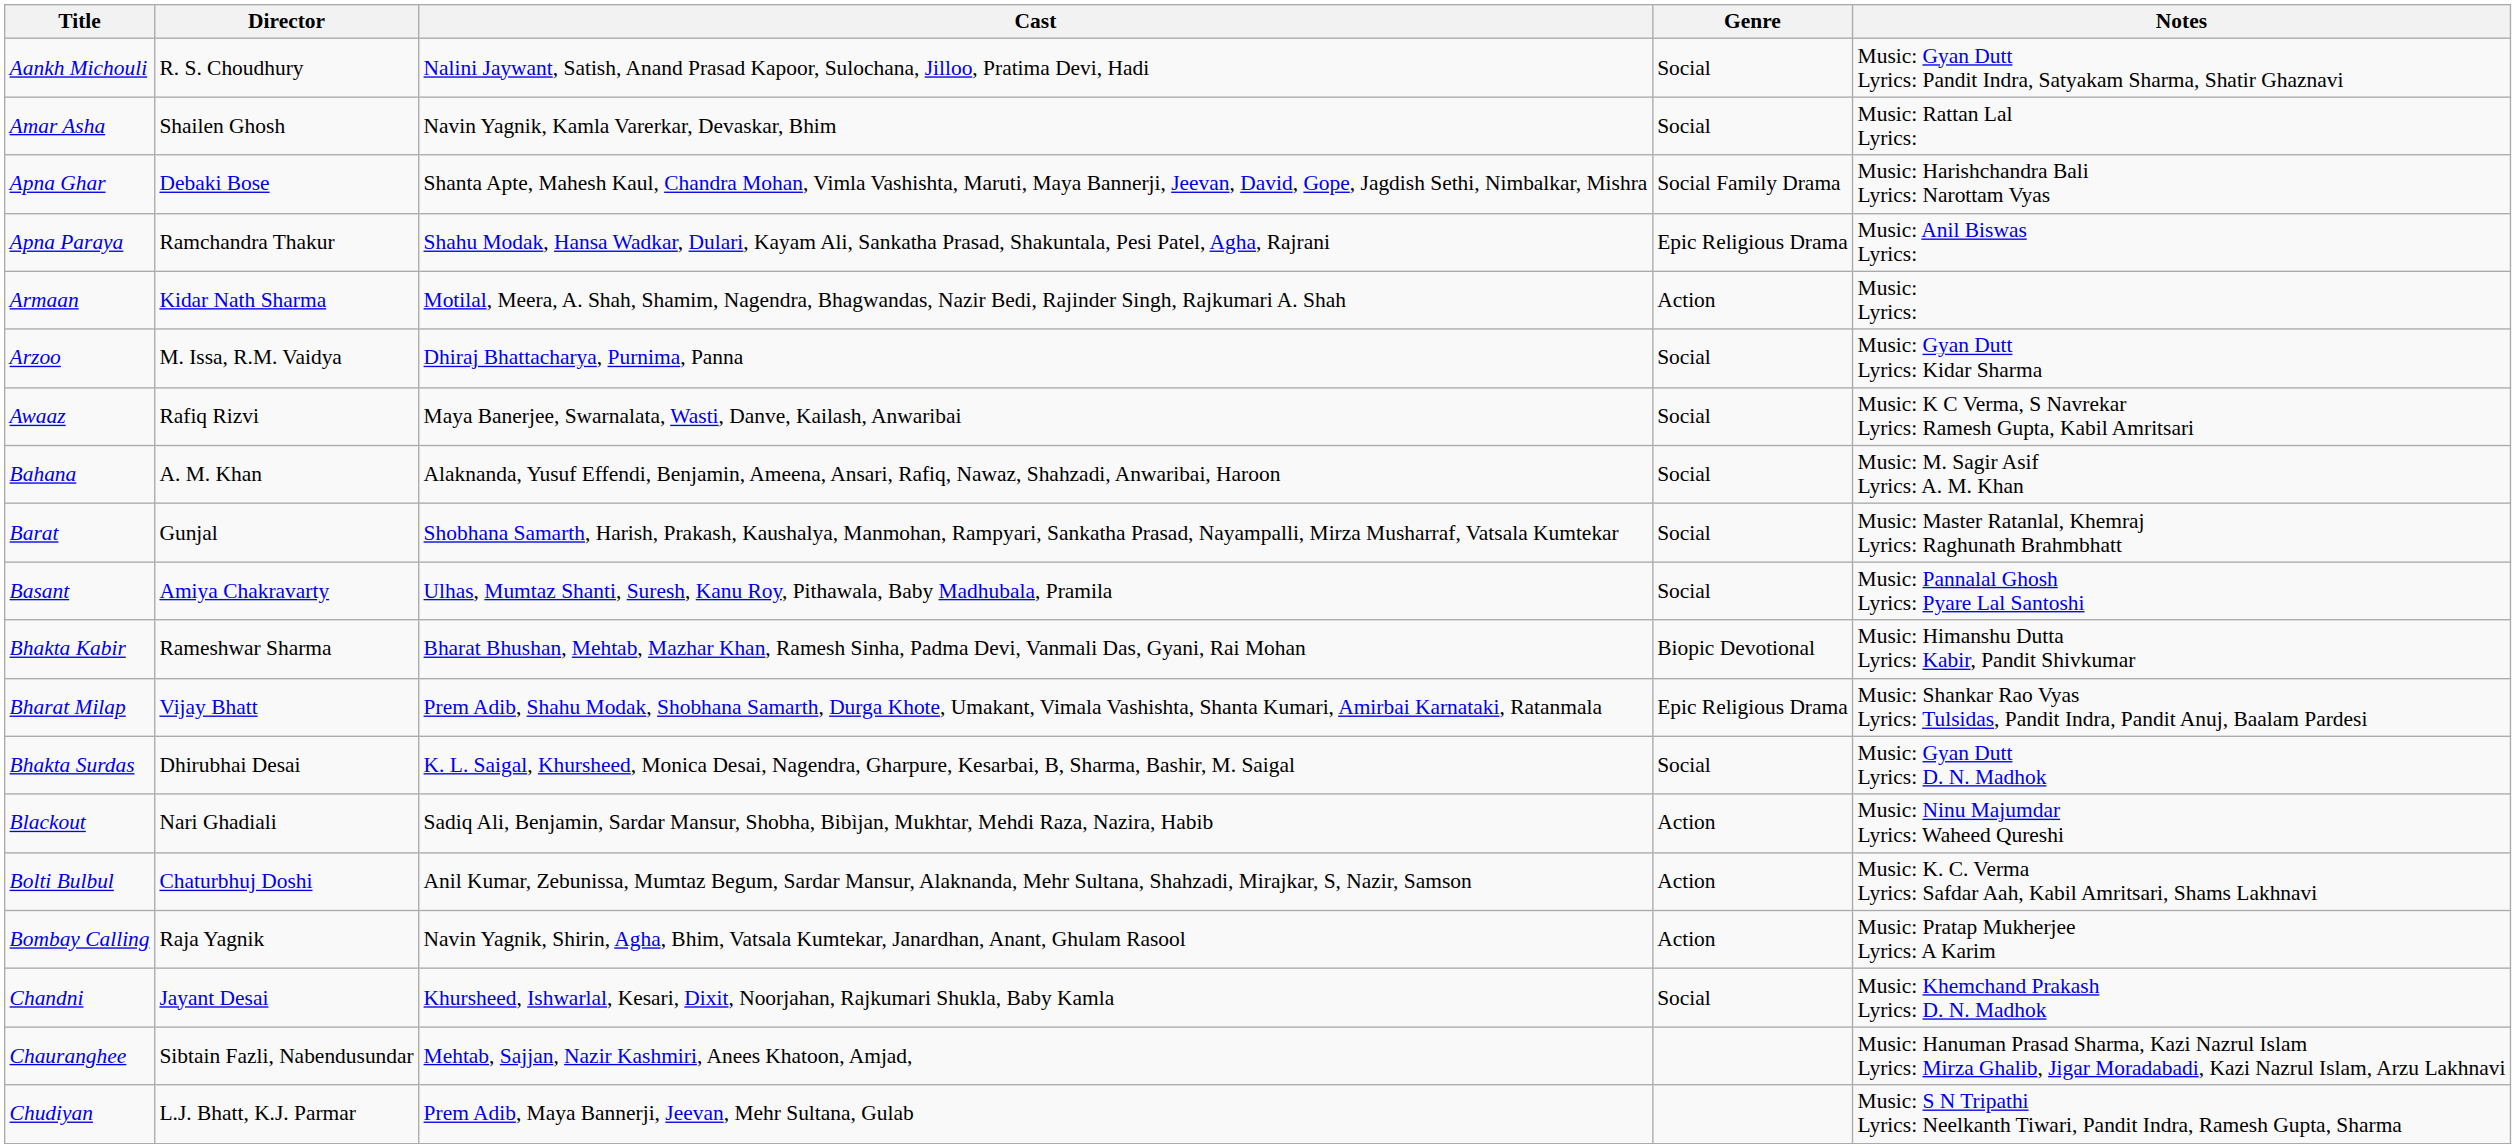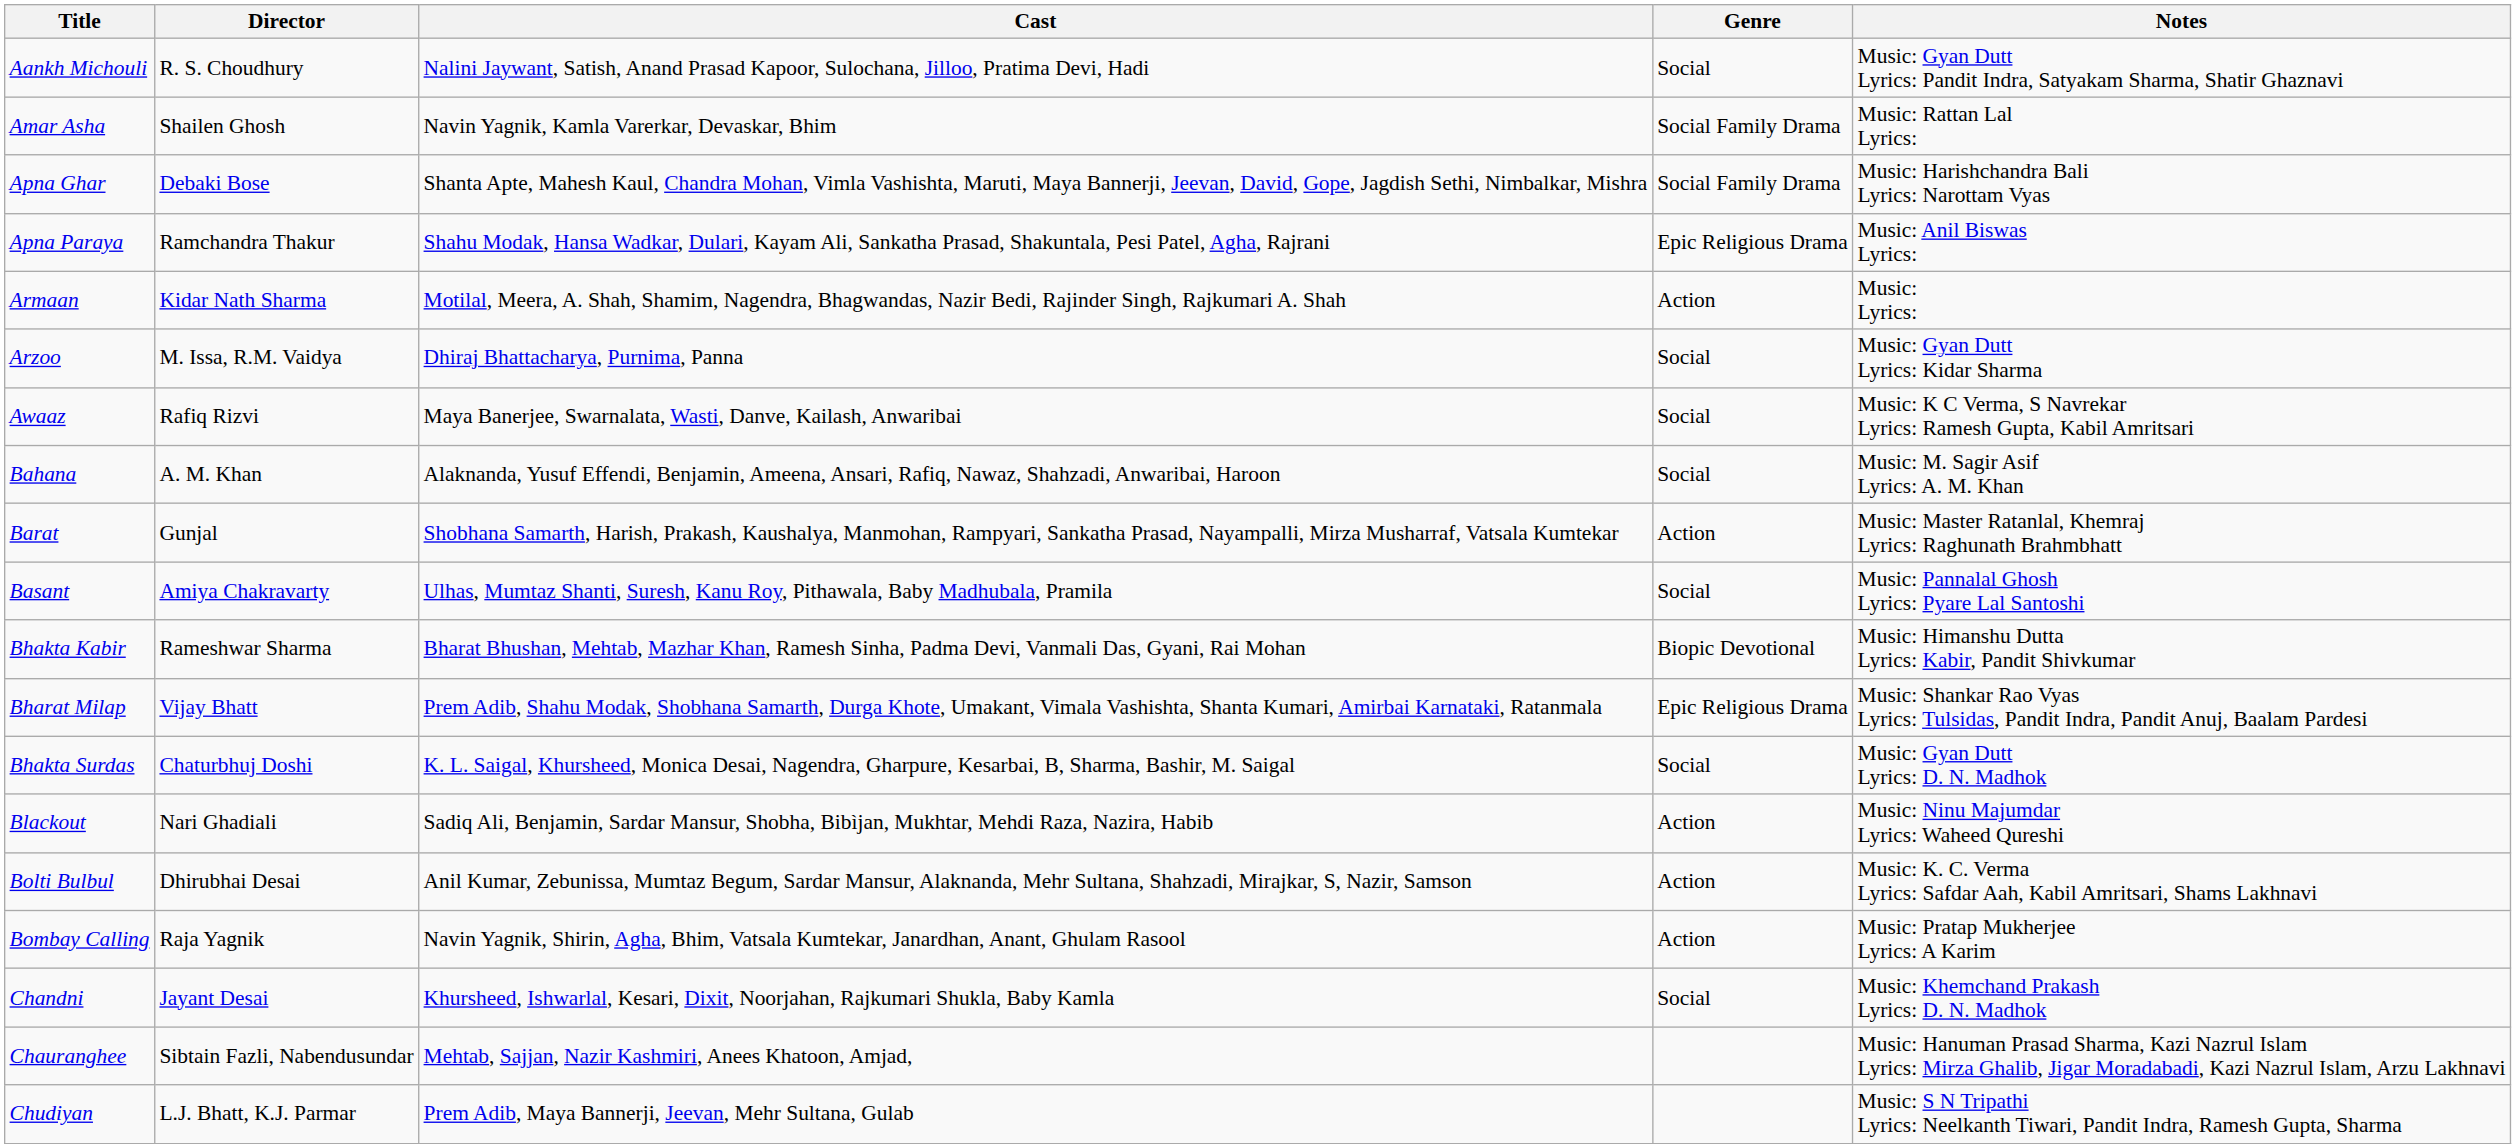(1684, 125) Social -> (1749, 125) Social Family Drama
(1684, 532) Social -> (1686, 532) Action
(230, 765) Dhirubhai Desai -> (236, 765) Chaturbhuj Doshi
(236, 881) Chaturbhuj Doshi -> (230, 881) Dhirubhai Desai
